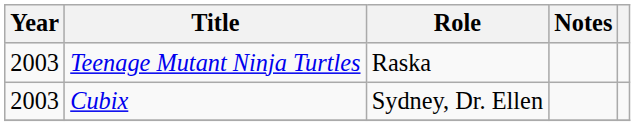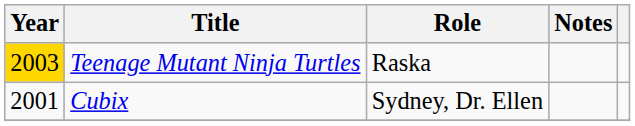(35, 62) no background -> (35, 62) gold background
(35, 100) 2003 -> (35, 100) 2001
